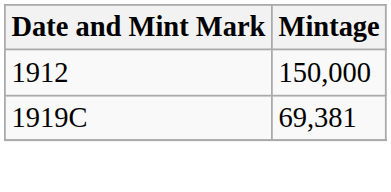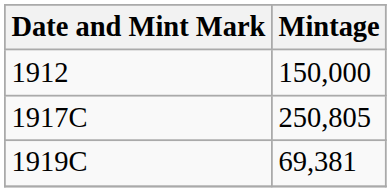+ row: (49, 117)
